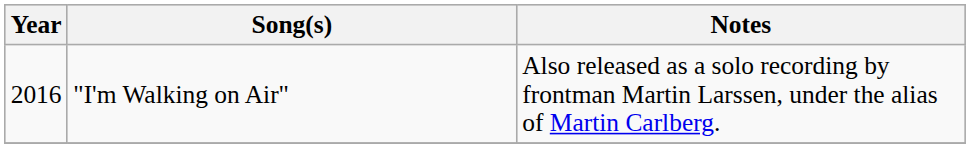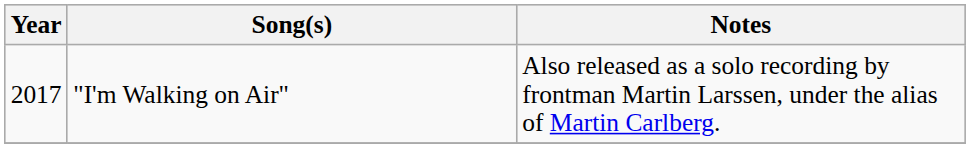(36, 93) 2016 -> (36, 93) 2017
